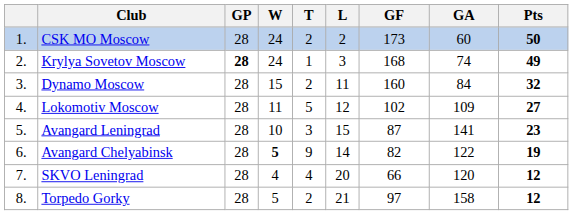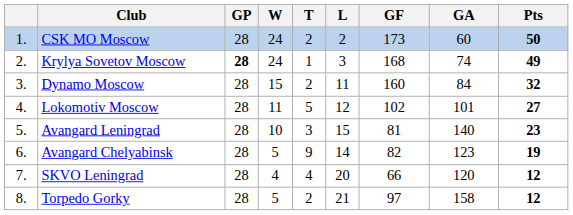(464, 107) 109 -> (464, 107) 101
(394, 130) 87 -> (394, 130) 81
(464, 130) 141 -> (464, 130) 140
(275, 152) bold -> (275, 152) normal
(464, 152) 122 -> (464, 152) 123
